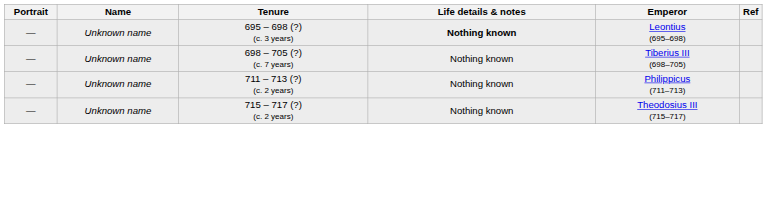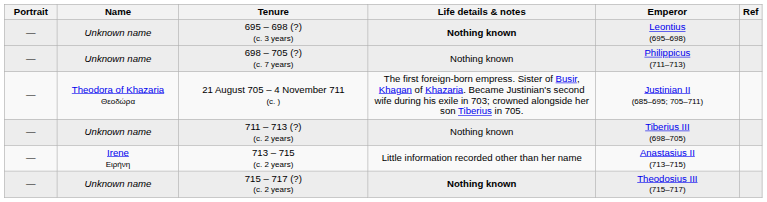(667, 58) Tiberius III (698–705) -> (667, 58) Philippicus (711–713)
+ row: (273, 95)
(667, 84) Philippicus (711–713) -> (667, 132) Tiberius III (698–705)
+ row: (273, 158)
(482, 110) normal -> (482, 184) bold
